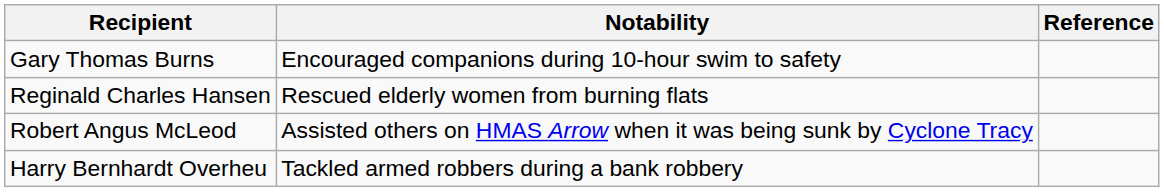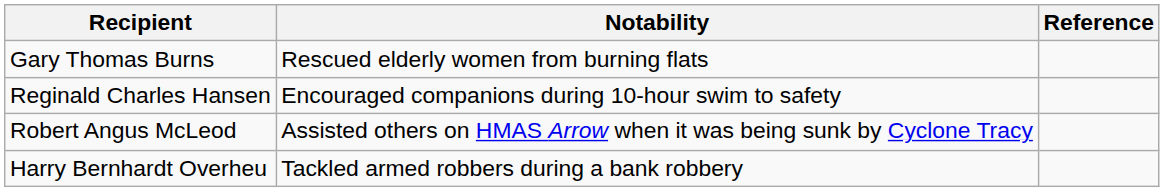(561, 58) Encouraged companions during 10-hour swim to safety -> (495, 58) Rescued elderly women from burning flats
(495, 95) Rescued elderly women from burning flats -> (561, 95) Encouraged companions during 10-hour swim to safety
